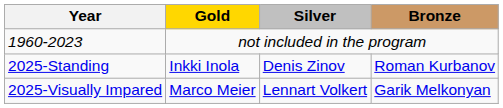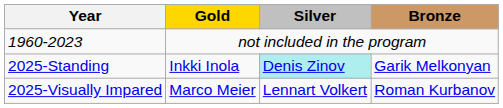(304, 66) no background -> (304, 66) paleturquoise background
(435, 66) Roman Kurbanov -> (433, 66) Garik Melkonyan
(433, 90) Garik Melkonyan -> (435, 90) Roman Kurbanov
